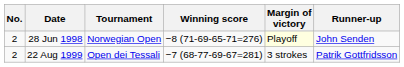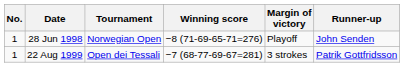(15, 39) 2 -> (15, 39) 1
(282, 39) lightyellow background -> (282, 39) no background
(15, 55) 2 -> (15, 55) 1
